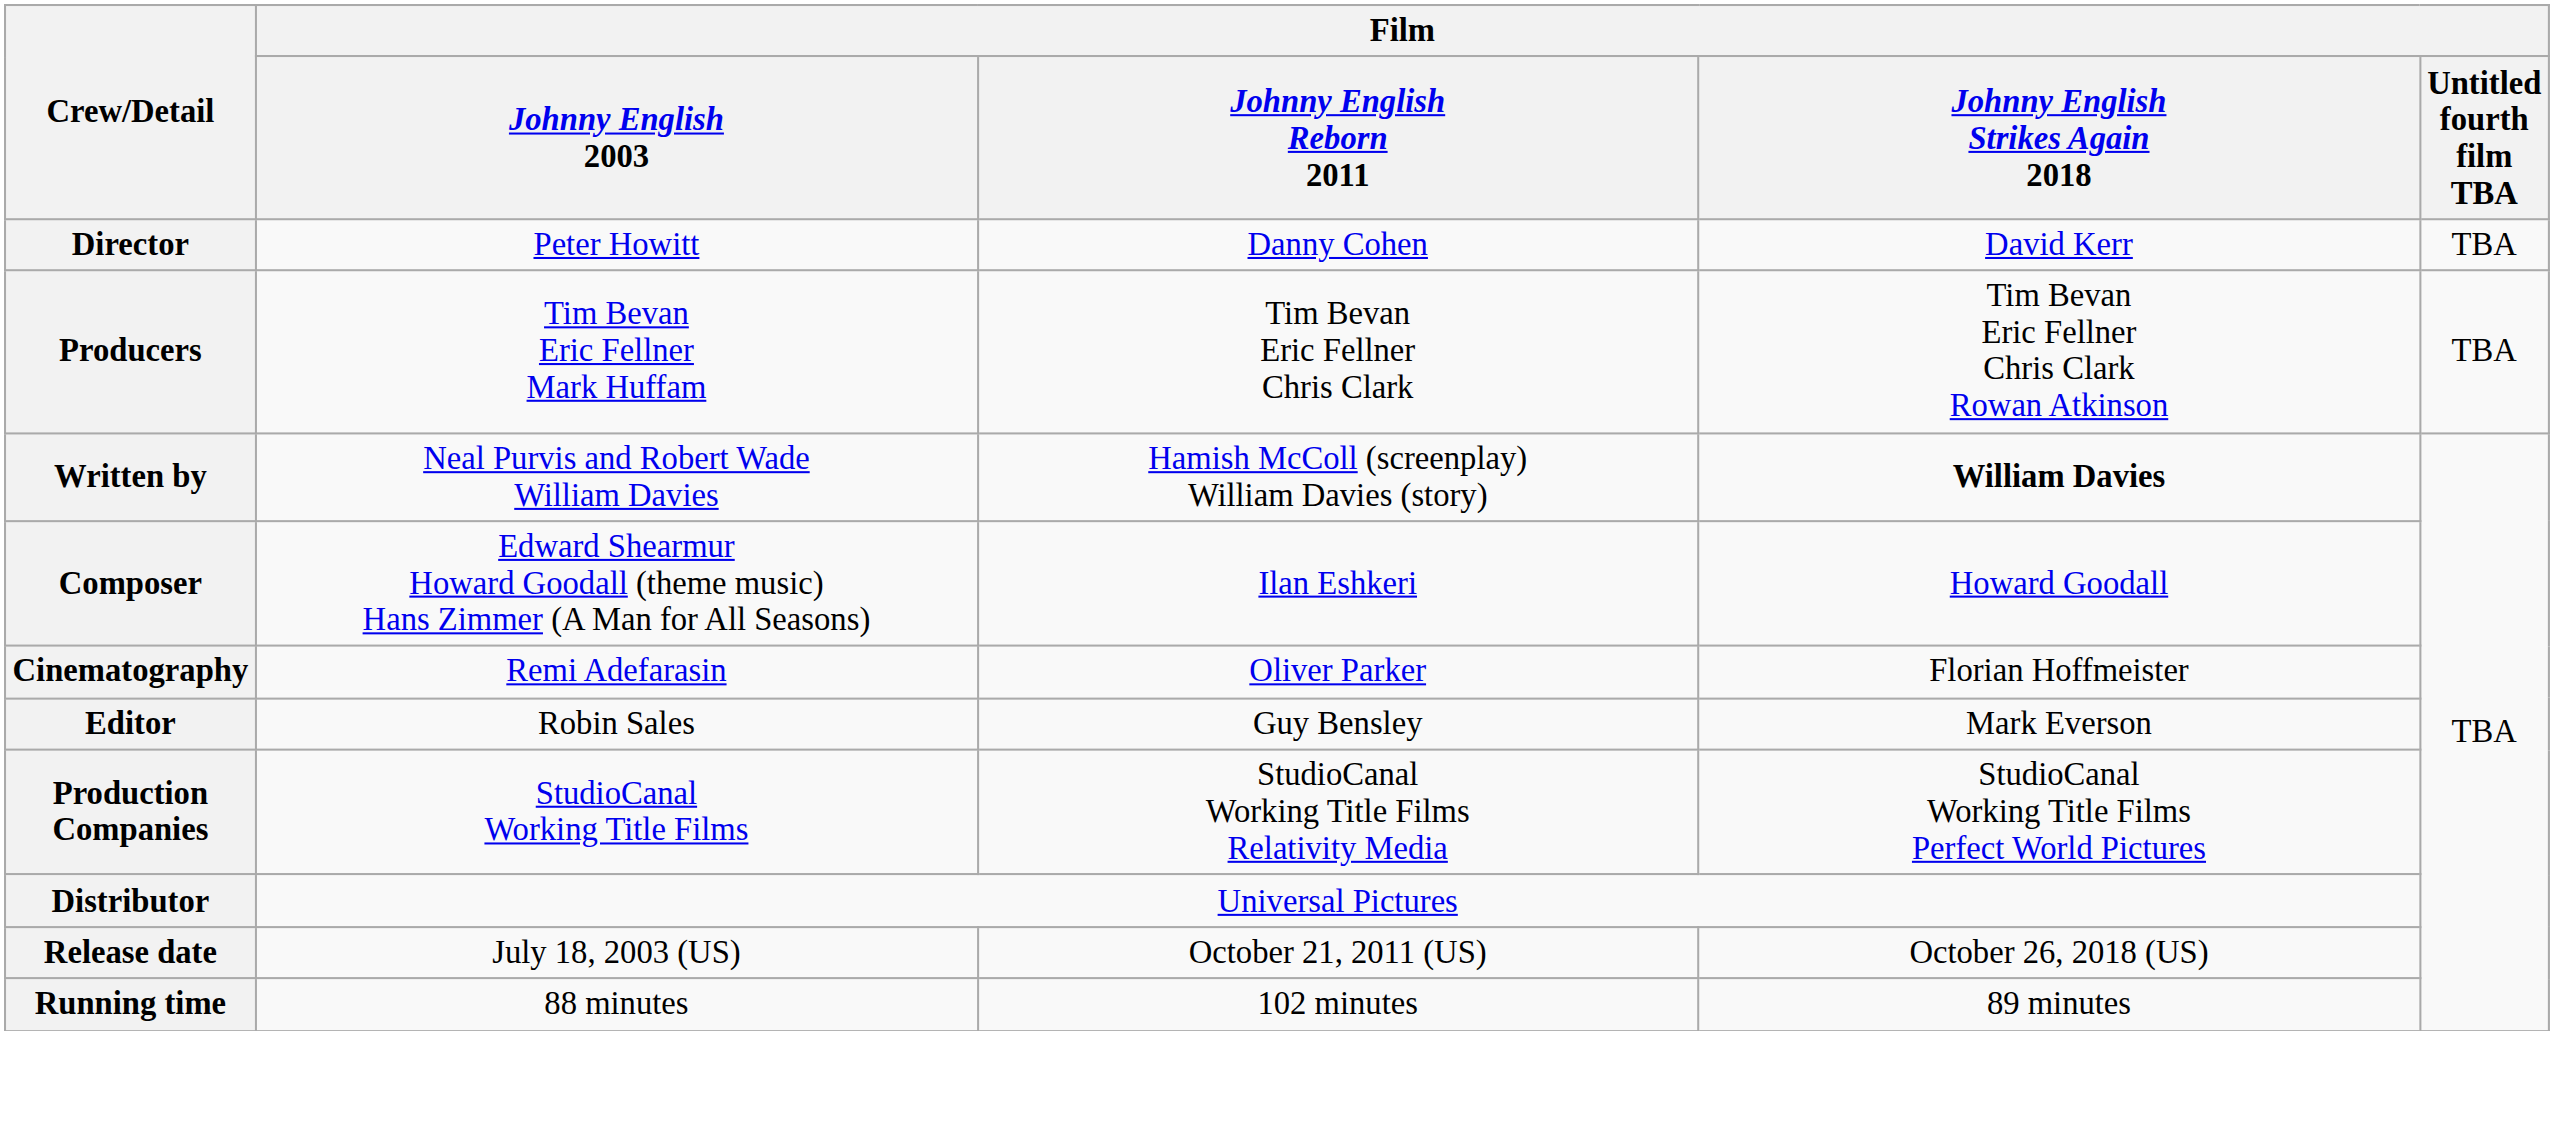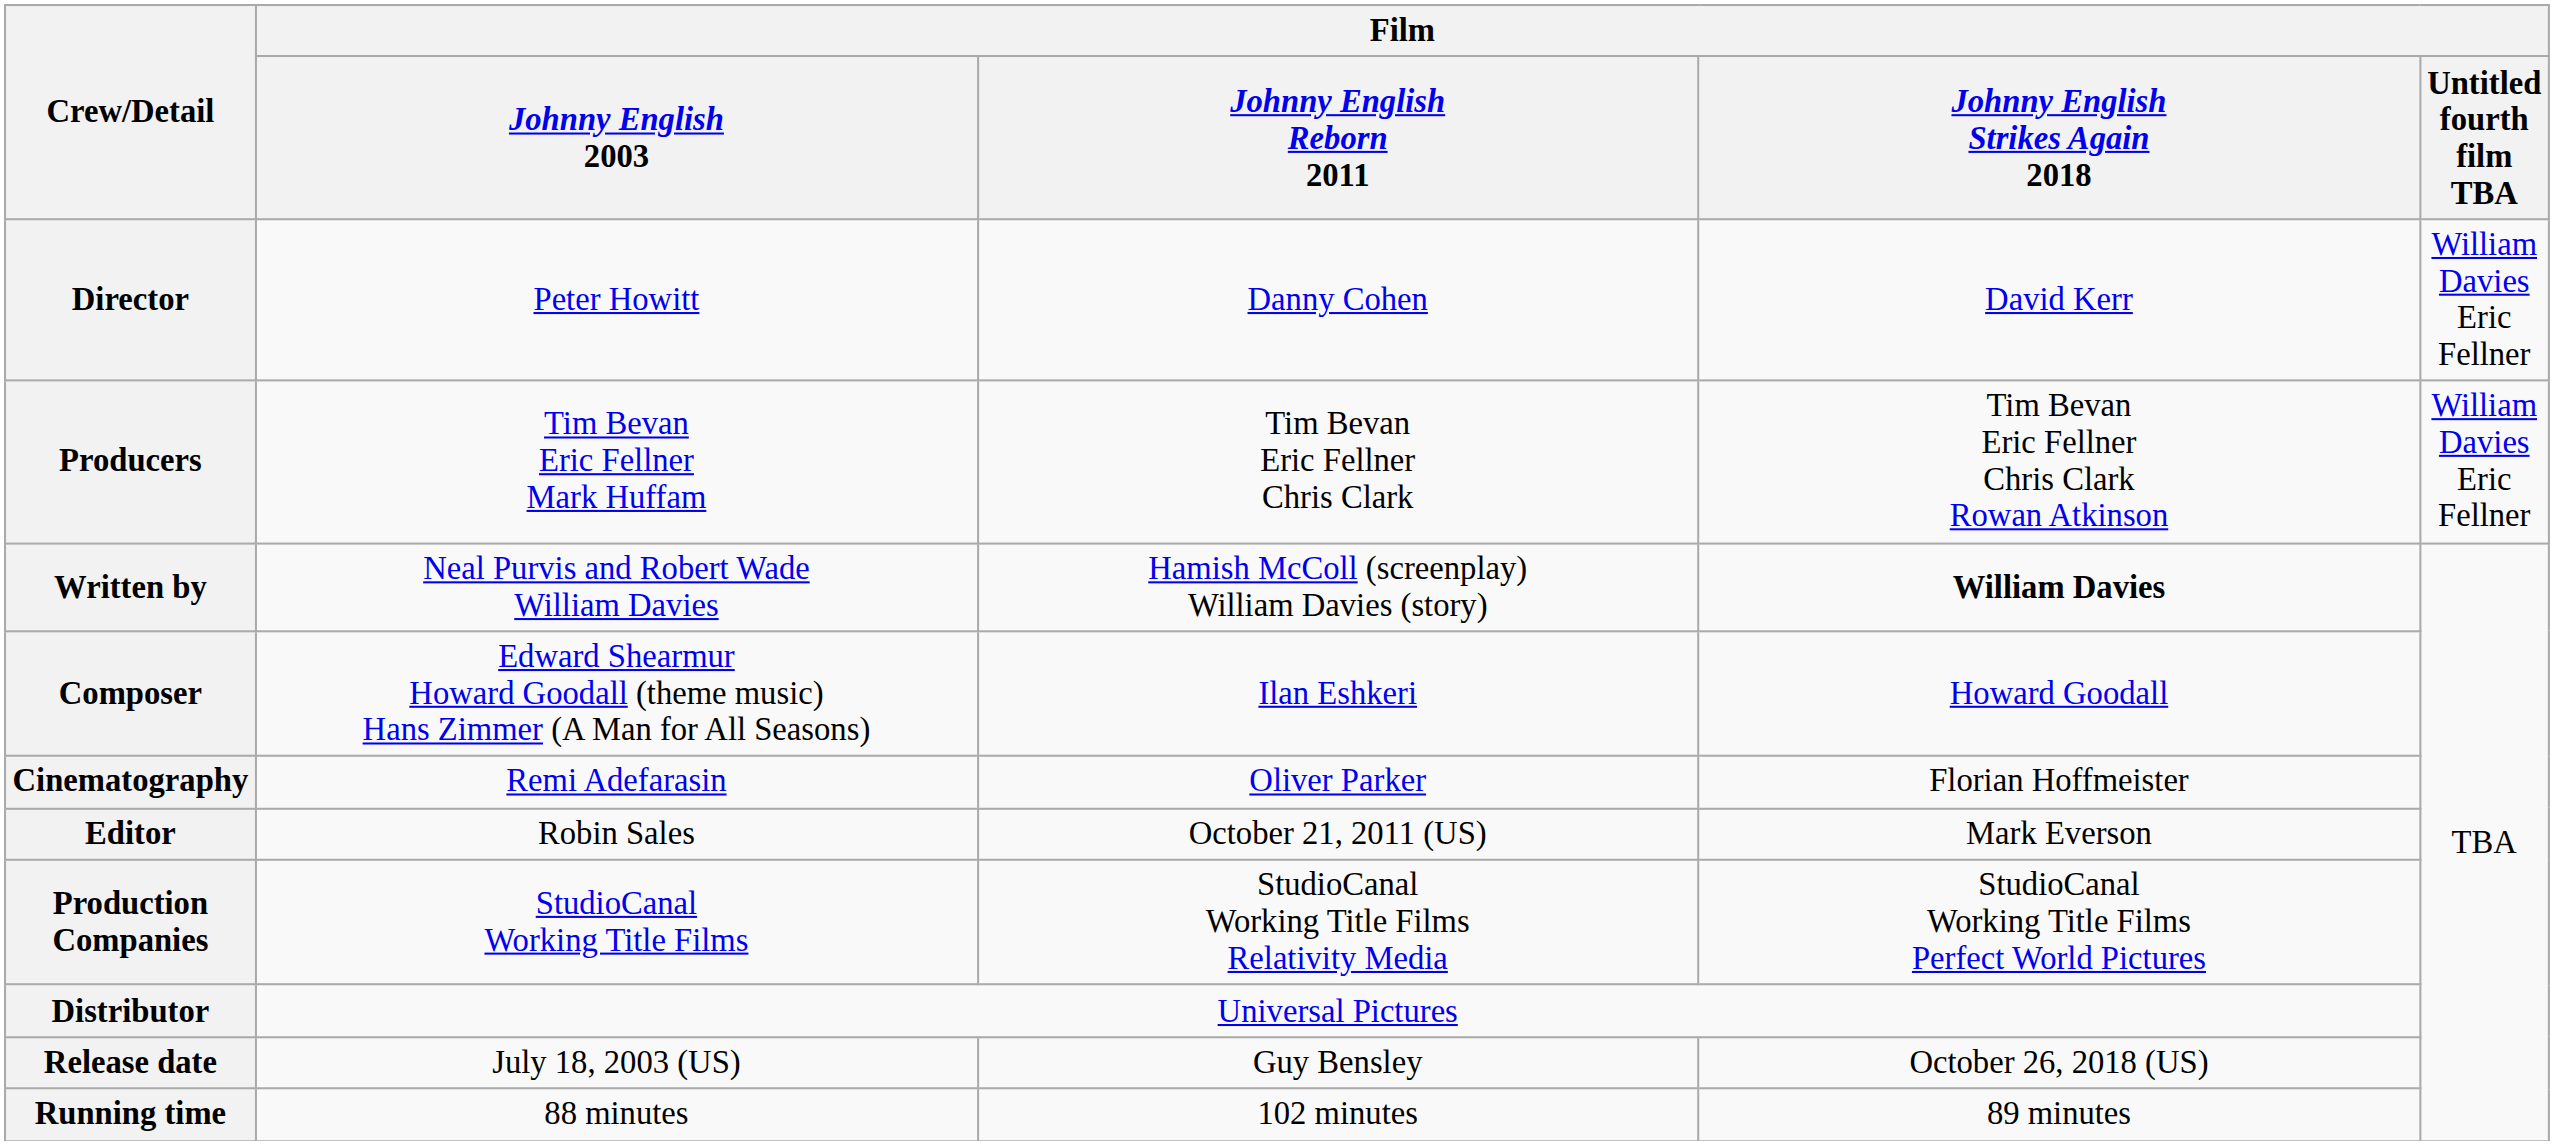(2484, 244) TBA -> (2484, 299) William Davies Eric Fellner
(2484, 350) TBA -> (2484, 461) William Davies Eric Fellner
(1338, 723) Guy Bensley -> (1338, 833) October 21, 2011 (US)
(1338, 951) October 21, 2011 (US) -> (1338, 1062) Guy Bensley
